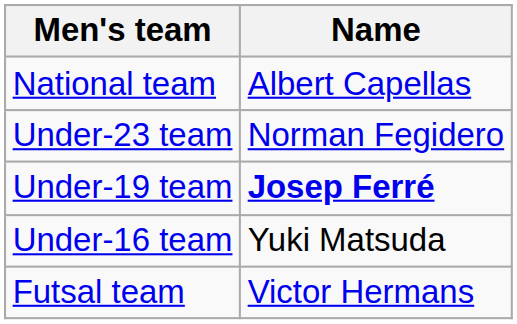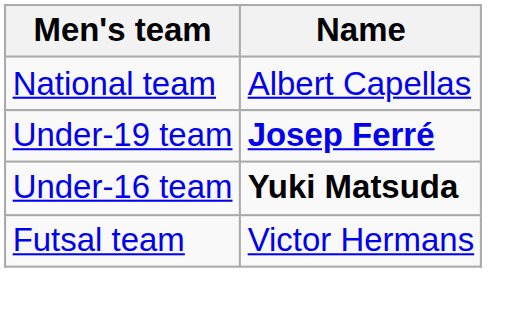- row: (123, 135)
(347, 239) normal -> (353, 187) bold
